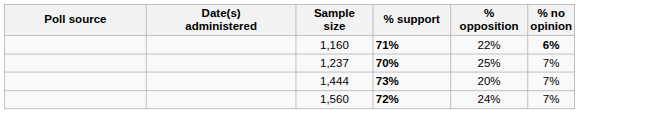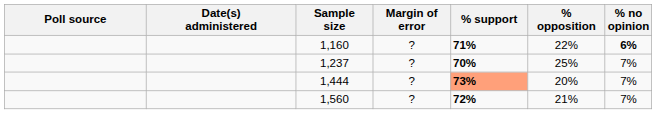+ column: (412, 20)
(387, 81) no background -> (465, 81) lightsalmon background
(489, 99) 24% -> (566, 99) 21%
